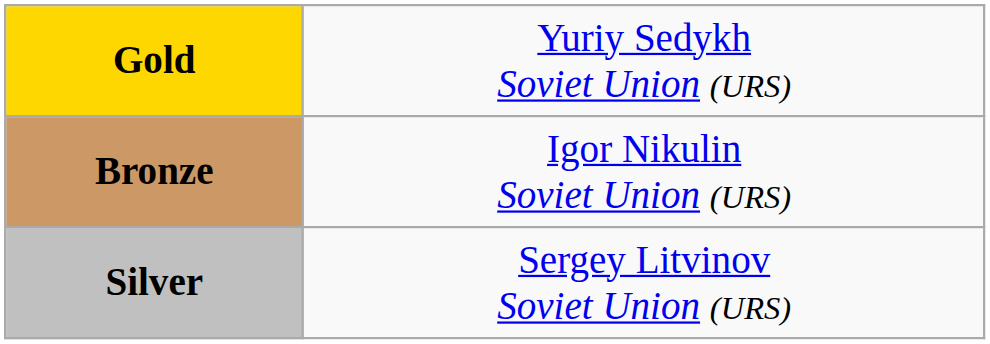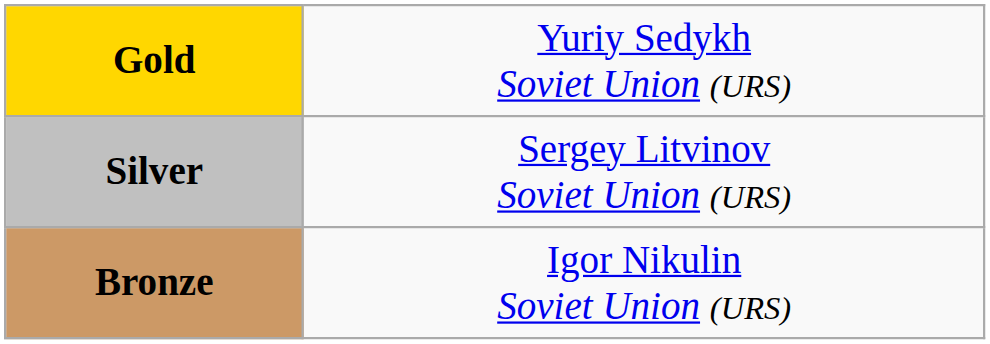rows swapped: (154, 281) <-> (154, 170)
